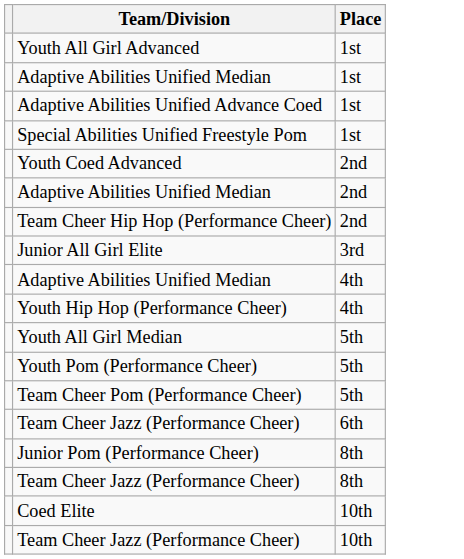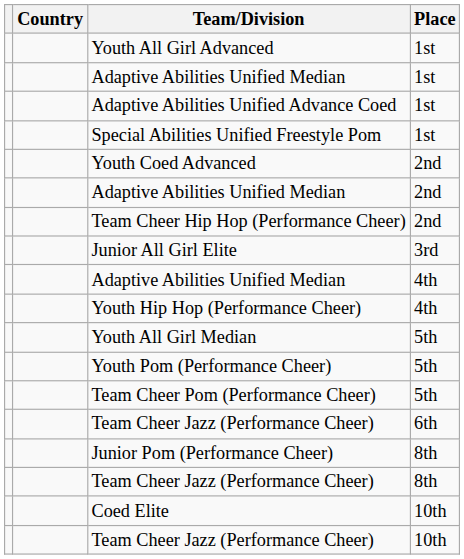+ column: (50, 18)
